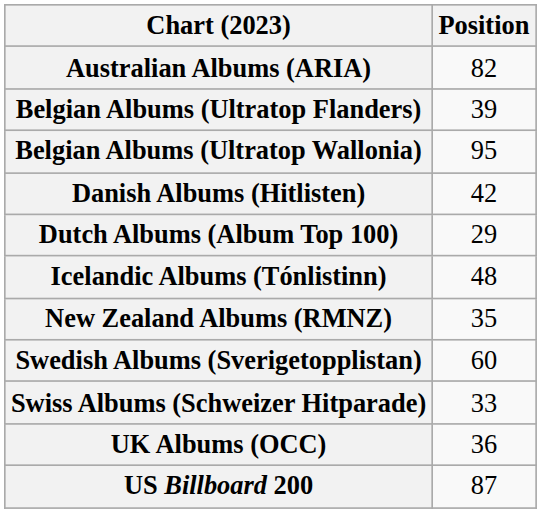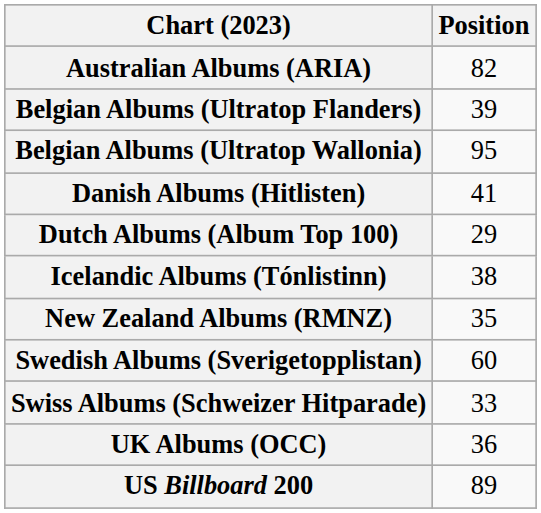(484, 192) 42 -> (484, 192) 41
(484, 276) 48 -> (484, 276) 38
(484, 485) 87 -> (484, 485) 89
